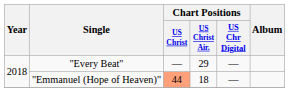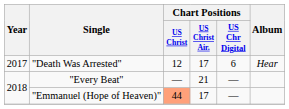+ row: (77, 63)
(204, 63) 29 -> (204, 79) 21
(204, 79) 18 -> (204, 96) 17
